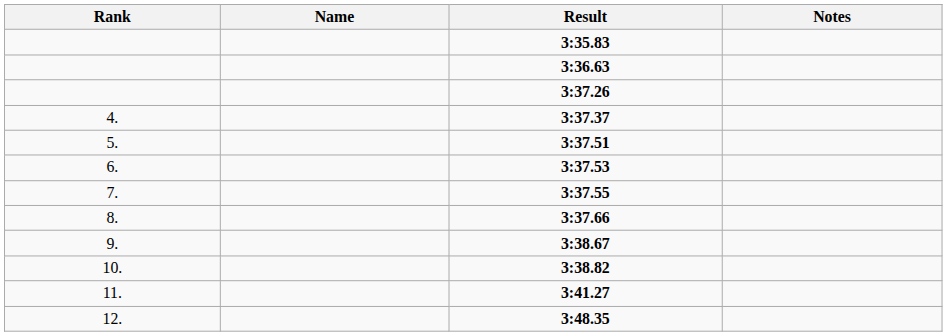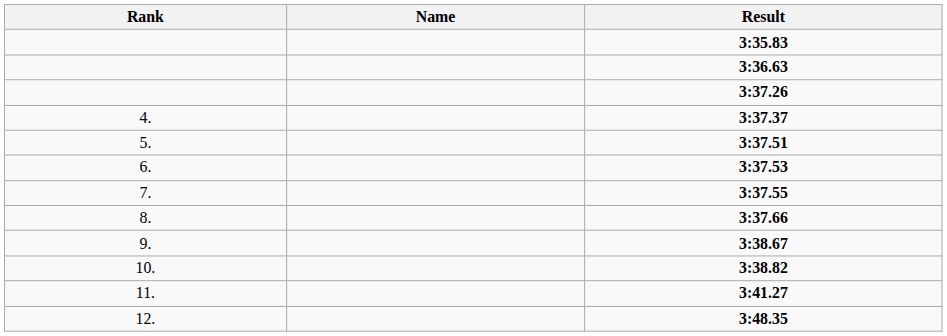- column: (832, 17)
